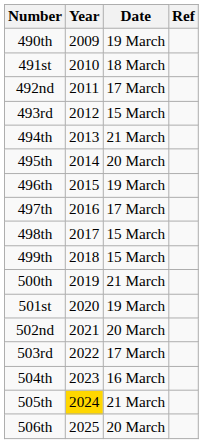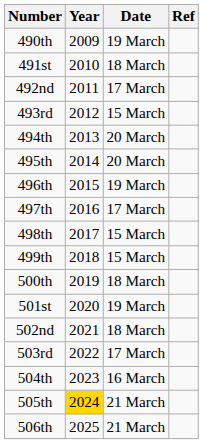(136, 137) 21 March -> (136, 137) 20 March
(136, 281) 21 March -> (136, 281) 18 March
(136, 329) 20 March -> (136, 329) 18 March
(136, 426) 20 March -> (136, 426) 21 March
